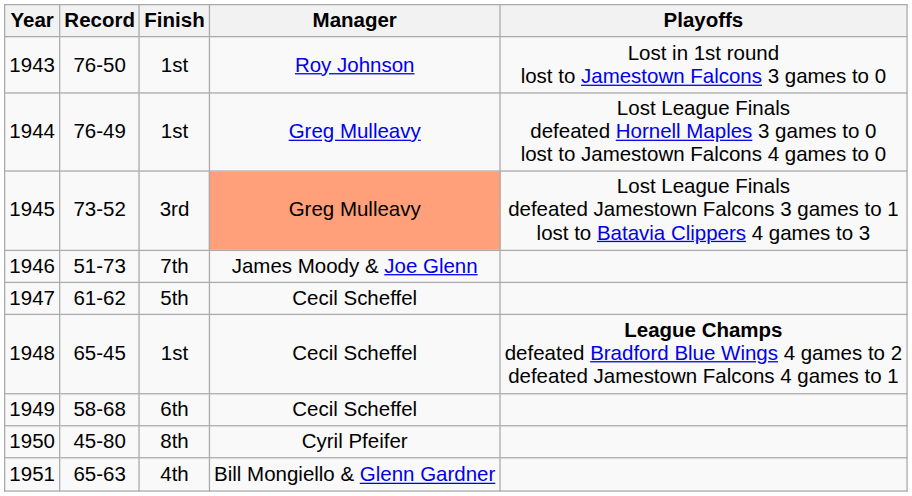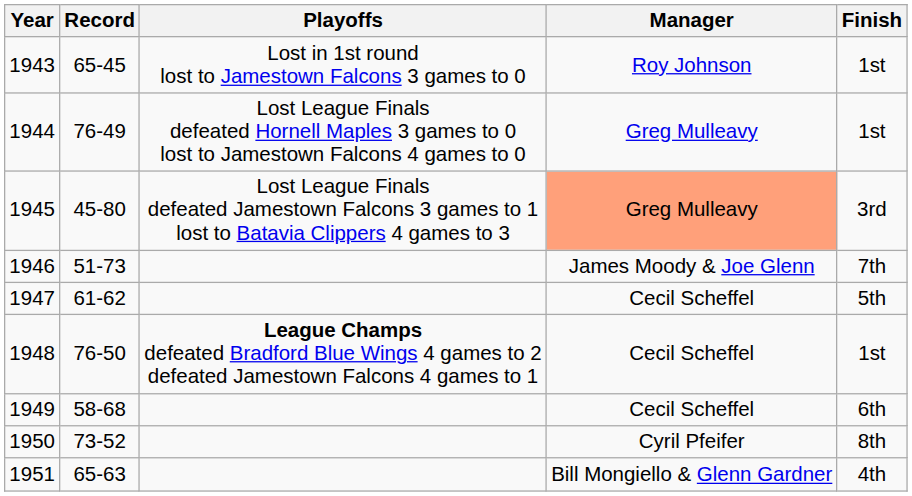columns swapped: (175, 20) <-> (703, 20)
(100, 64) 76-50 -> (100, 64) 65-45
(100, 210) 73-52 -> (100, 210) 45-80
(100, 353) 65-45 -> (100, 353) 76-50
(100, 441) 45-80 -> (100, 441) 73-52
